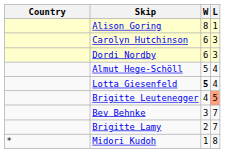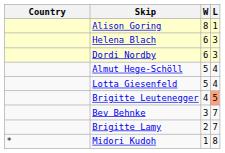- row: (140, 40)
+ row: (124, 40)
(206, 84) bold -> (206, 84) normal
